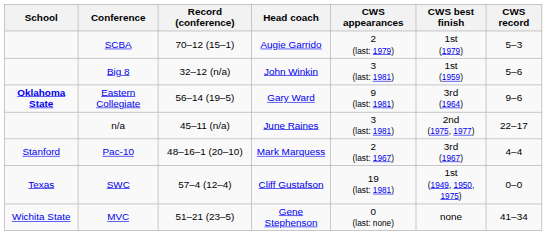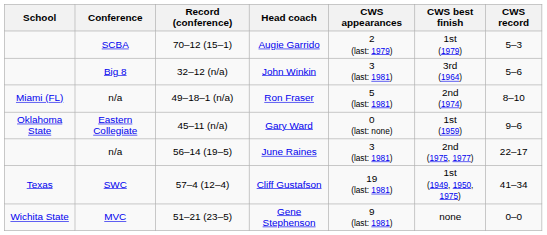(451, 71) 1st (1959) -> (450, 71) 3rd (1964)
+ row: (289, 98)
(41, 98) bold -> (40, 125) normal
(205, 98) 56–14 (19–5) -> (202, 125) 45–11 (n/a)
(373, 98) 9 (last: 1981) -> (372, 125) 0 (last: none)
(451, 98) 3rd (1964) -> (450, 125) 1st (1959)
(205, 125) 45–11 (n/a) -> (202, 152) 56–14 (19–5)
- row: (291, 152)
(514, 184) 0–0 -> (514, 184) 41–34
(373, 217) 0 (last: none) -> (372, 217) 9 (last: 1981)
(514, 217) 41–34 -> (514, 217) 0–0
